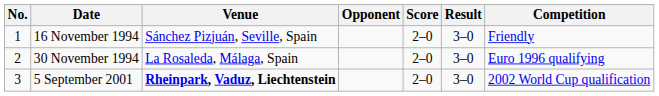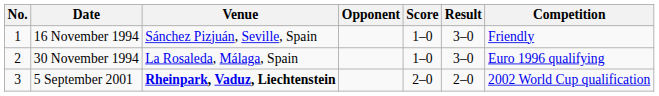(422, 36) 2–0 -> (422, 36) 1–0
(422, 58) 2–0 -> (422, 58) 1–0
(463, 79) 3–0 -> (463, 79) 2–0
